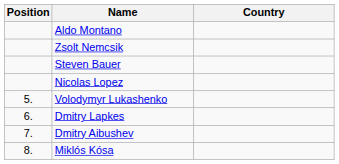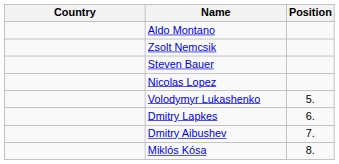columns swapped: (28, 13) <-> (264, 13)
